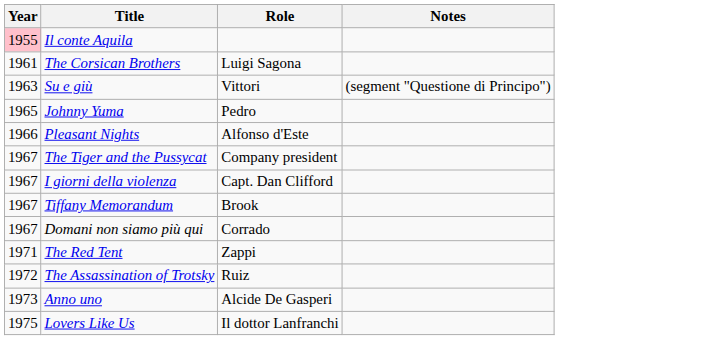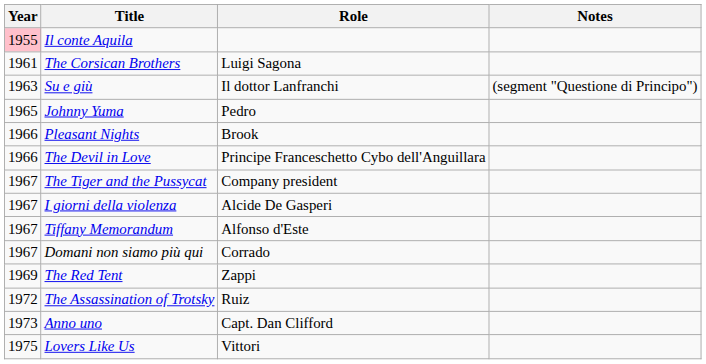(241, 87) Vittori -> (280, 87) Il dottor Lanfranchi
(265, 134) Alfonso d'Este -> (240, 134) Brook
+ row: (98, 157)
(277, 181) Capt. Dan Clifford -> (277, 205) Alcide De Gasperi
(240, 205) Brook -> (265, 228) Alfonso d'Este
(23, 252) 1971 -> (23, 275) 1969
(277, 299) Alcide De Gasperi -> (277, 323) Capt. Dan Clifford
(280, 323) Il dottor Lanfranchi -> (241, 346) Vittori
